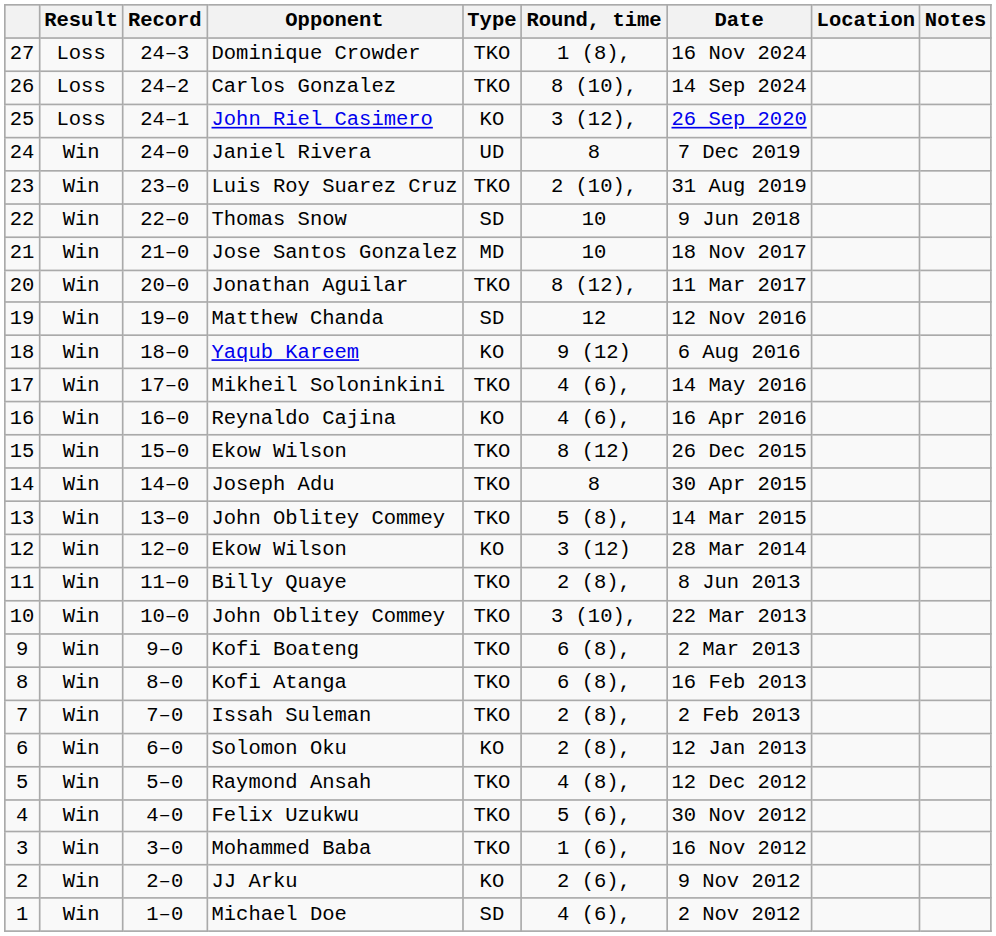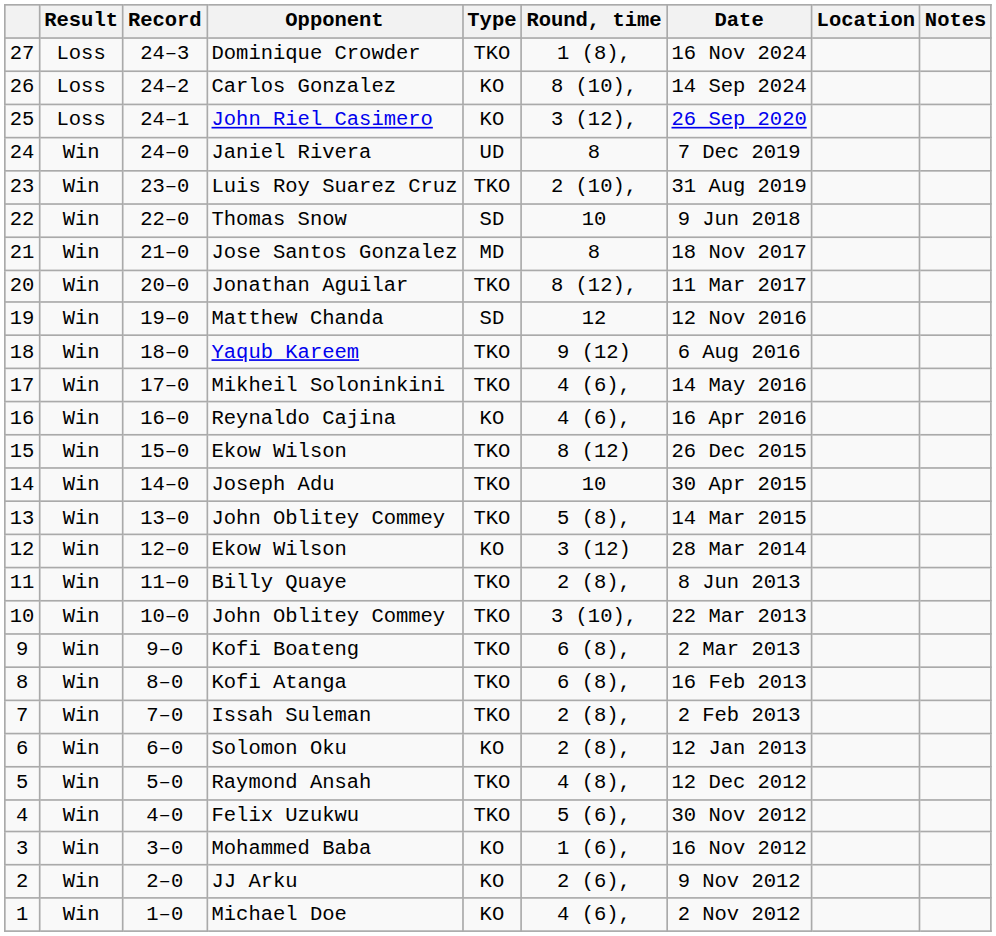(492, 88) TKO -> (492, 88) KO
(594, 253) 10 -> (594, 253) 8
(492, 353) KO -> (492, 353) TKO
(594, 485) 8 -> (594, 485) 10
(492, 849) TKO -> (492, 849) KO
(492, 915) SD -> (492, 915) KO
